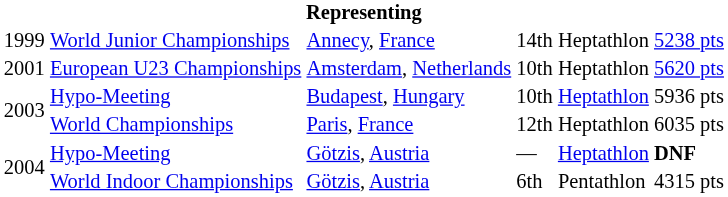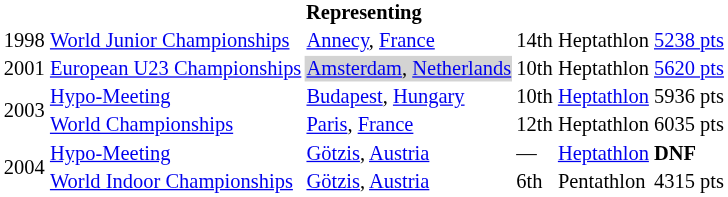(24, 40) 1999 -> (24, 40) 1998
(409, 68) no background -> (409, 68) lightgrey background
